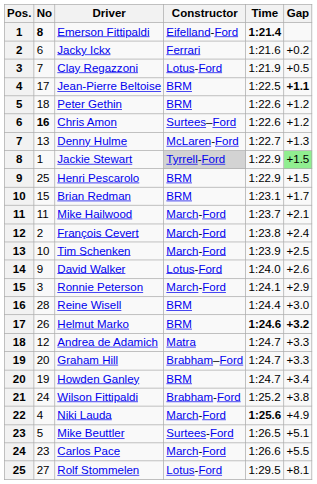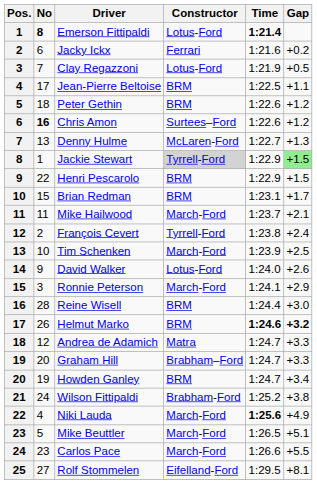(202, 31) Eifelland-Ford -> (194, 31) Lotus-Ford
(298, 86) bold -> (298, 86) normal
(43, 178) 25 -> (43, 178) 22
(196, 232) March-Ford -> (196, 232) Tyrrell-Ford
(200, 433) Surtees-Ford -> (196, 433) March-Ford
(194, 470) Lotus-Ford -> (202, 470) Eifelland-Ford
